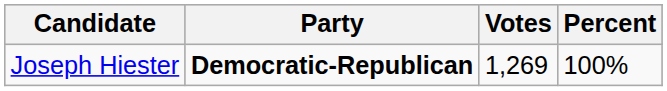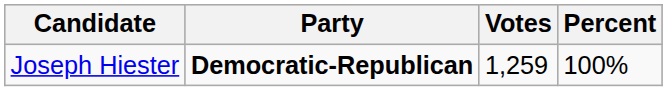(517, 64) 1,269 -> (517, 64) 1,259
